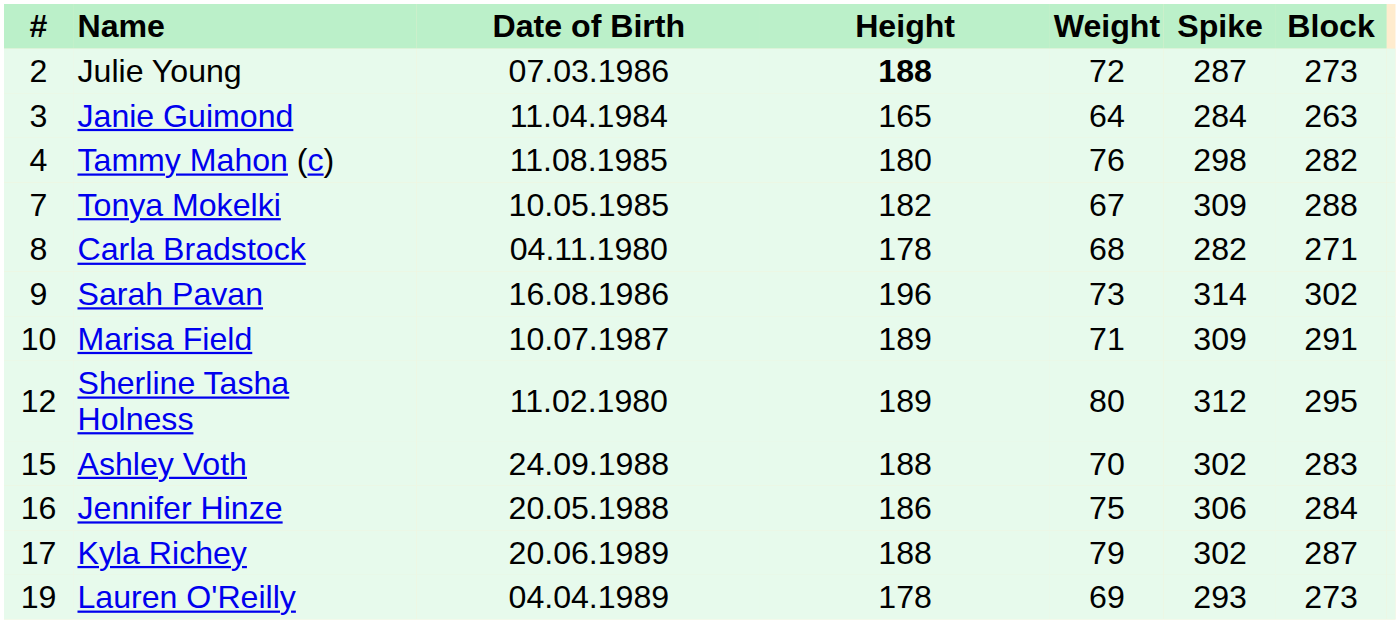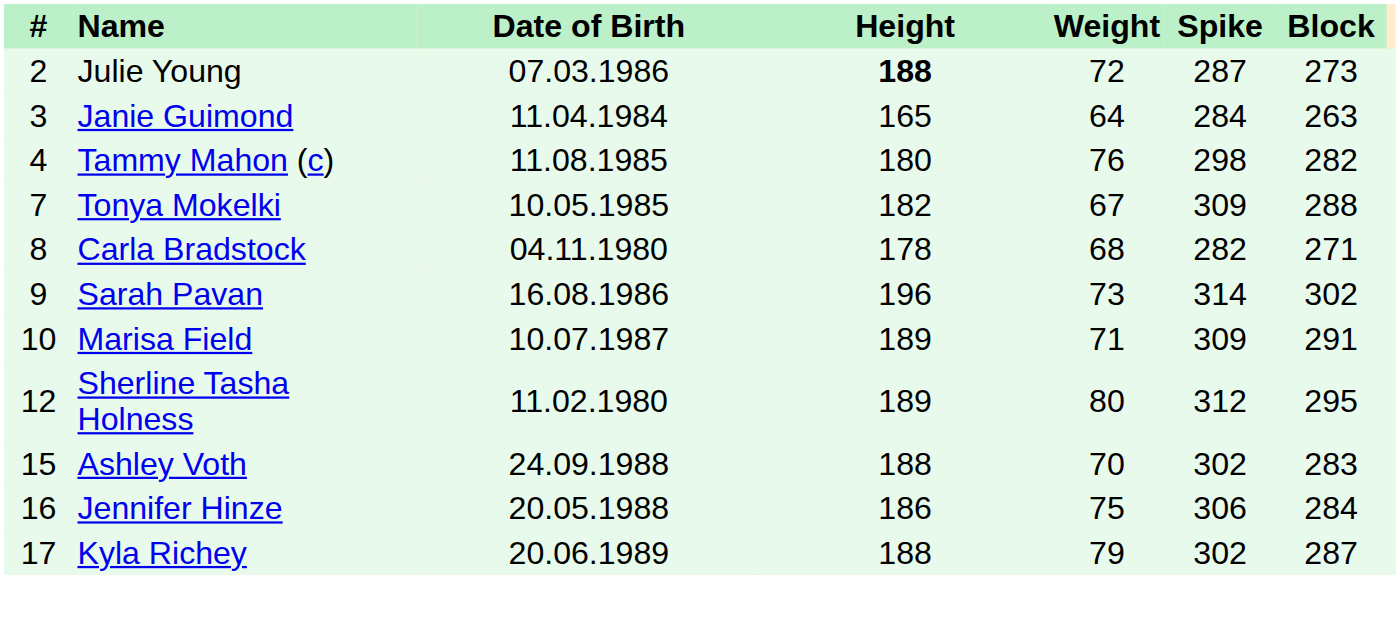- row: (187, 597)
